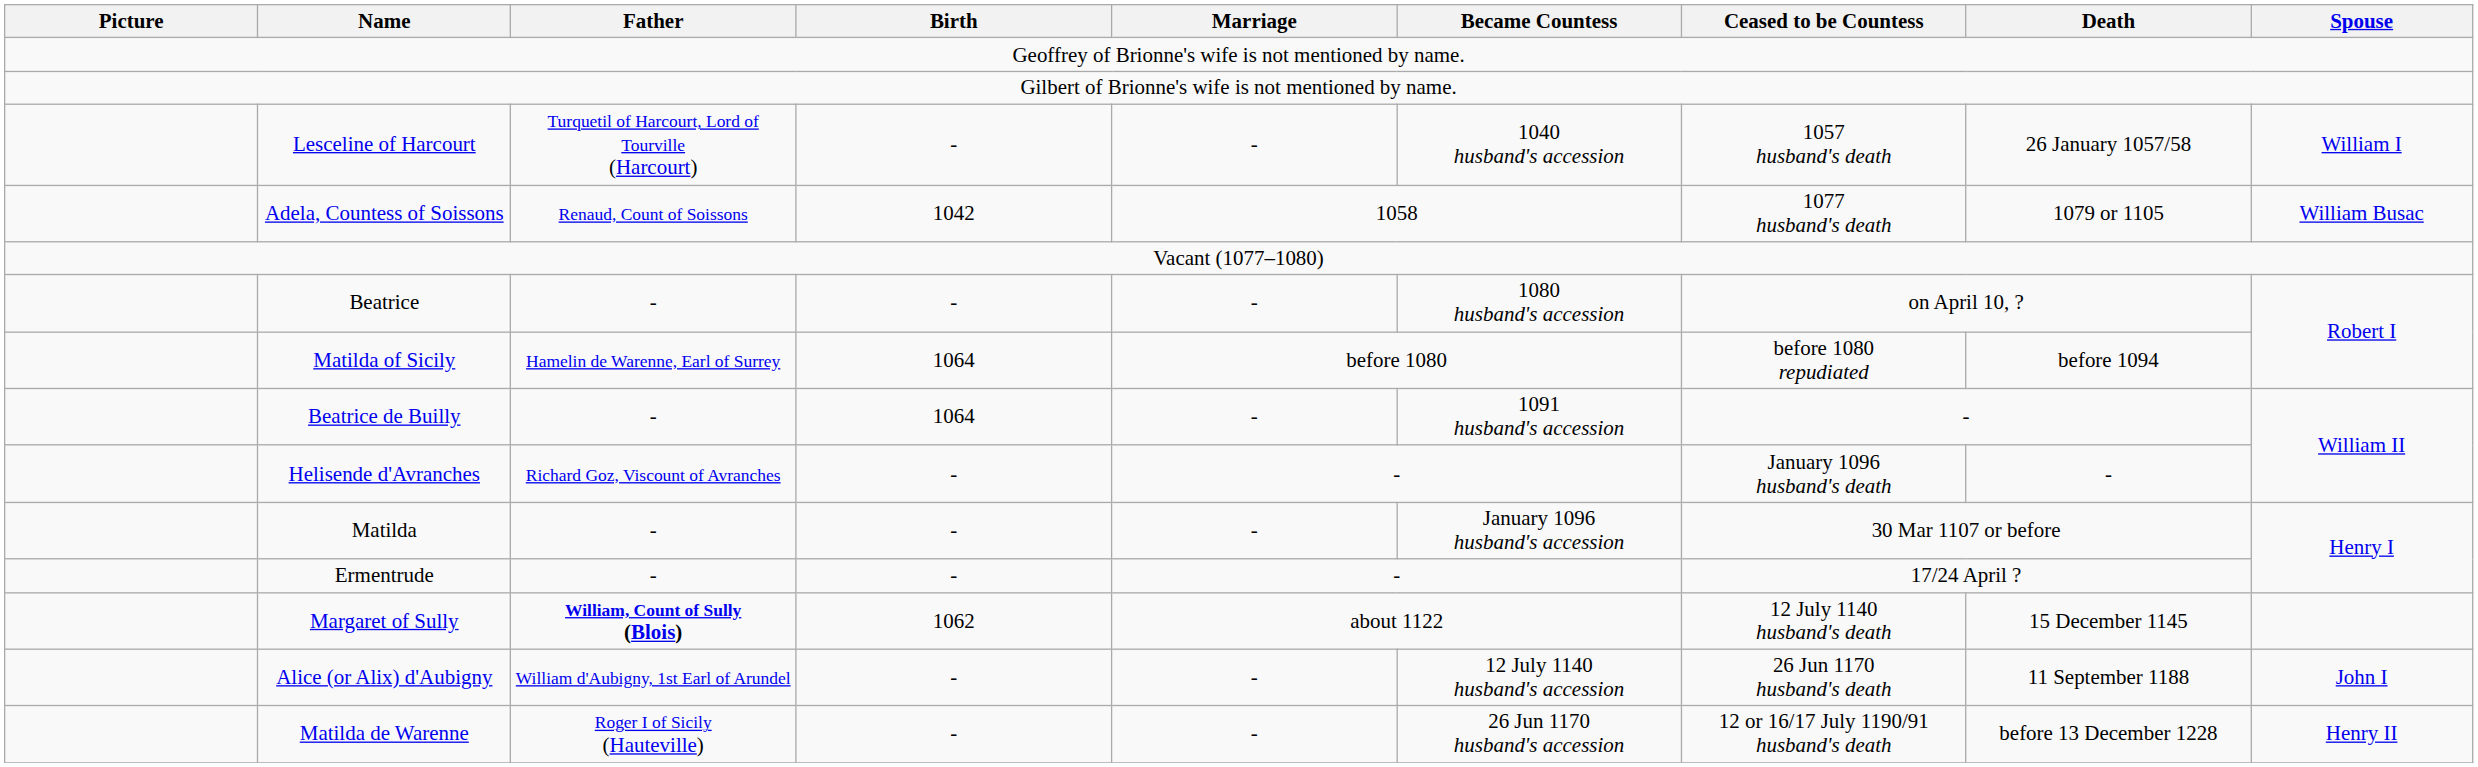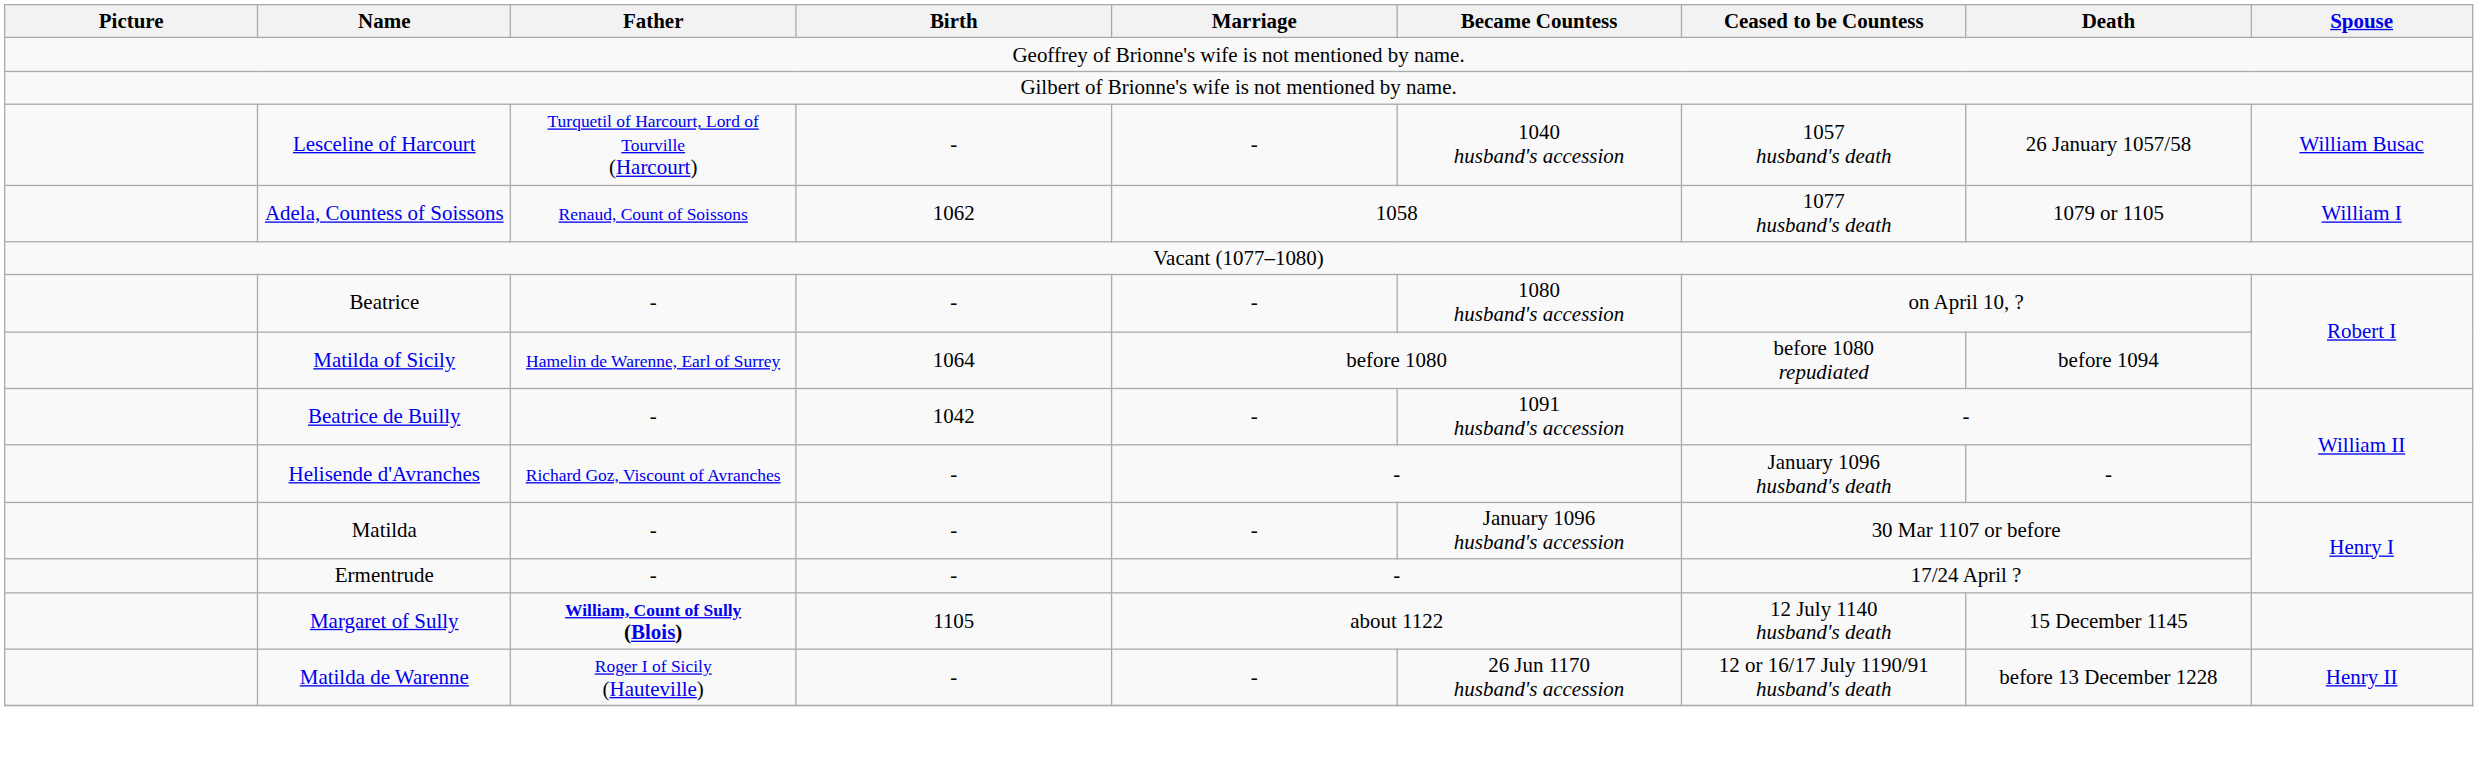(2362, 144) William I -> (2362, 144) William Busac
(954, 213) 1042 -> (954, 213) 1062
(2362, 213) William Busac -> (2362, 213) William I
(954, 416) 1064 -> (954, 416) 1042
(954, 620) 1062 -> (954, 620) 1105
- row: (384, 677)
